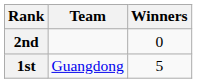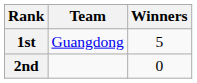rows swapped: (26, 66) <-> (26, 41)
